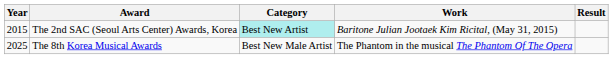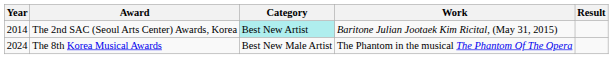(17, 29) 2015 -> (17, 29) 2014
(17, 45) 2025 -> (17, 45) 2024
